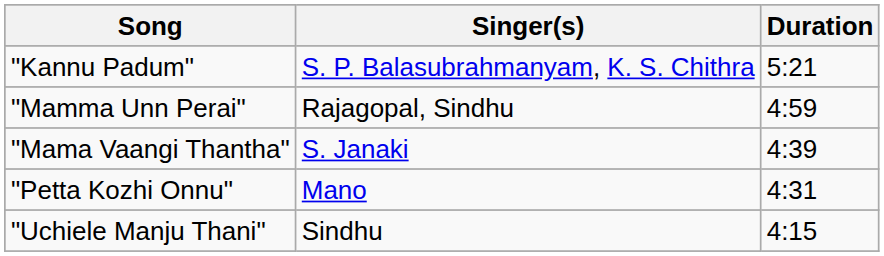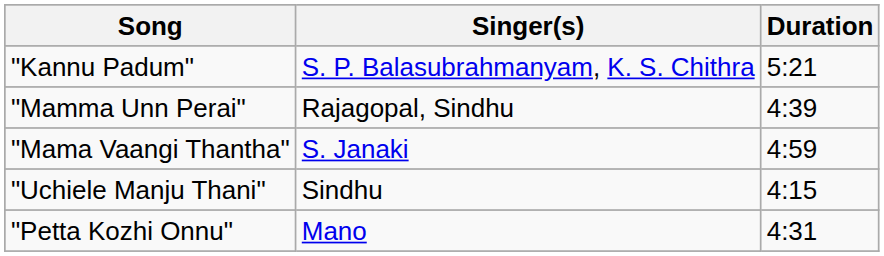(792, 108) 4:59 -> (792, 108) 4:39
(792, 149) 4:39 -> (792, 149) 4:59
rows swapped: (122, 190) <-> (138, 231)
